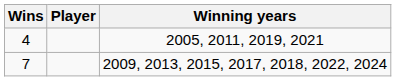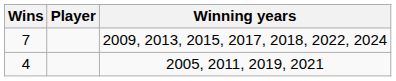rows swapped: (26, 64) <-> (26, 40)
